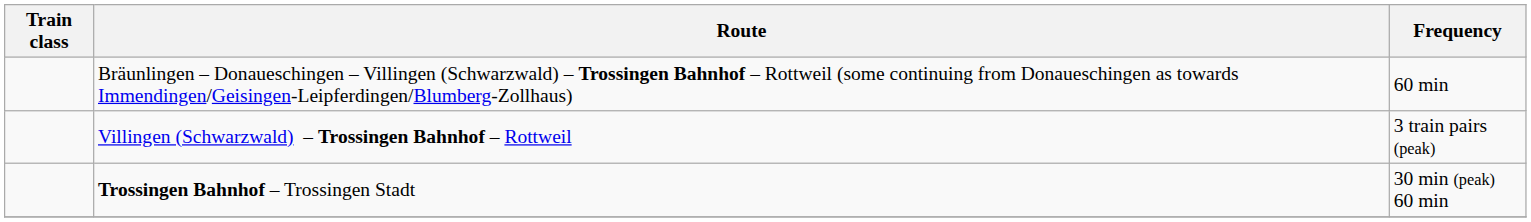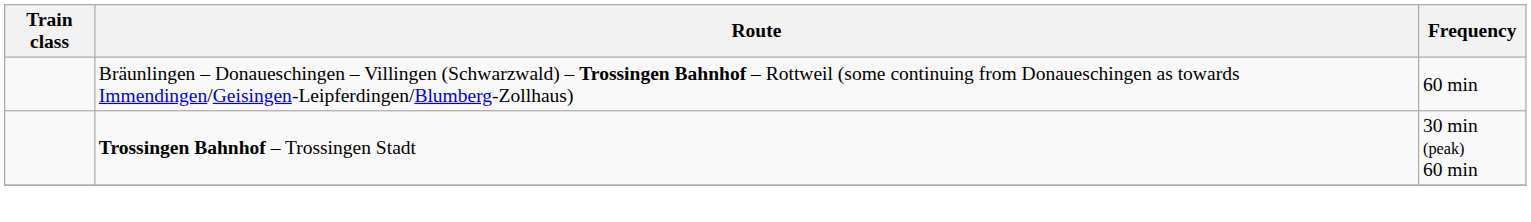- row: (335, 136)
